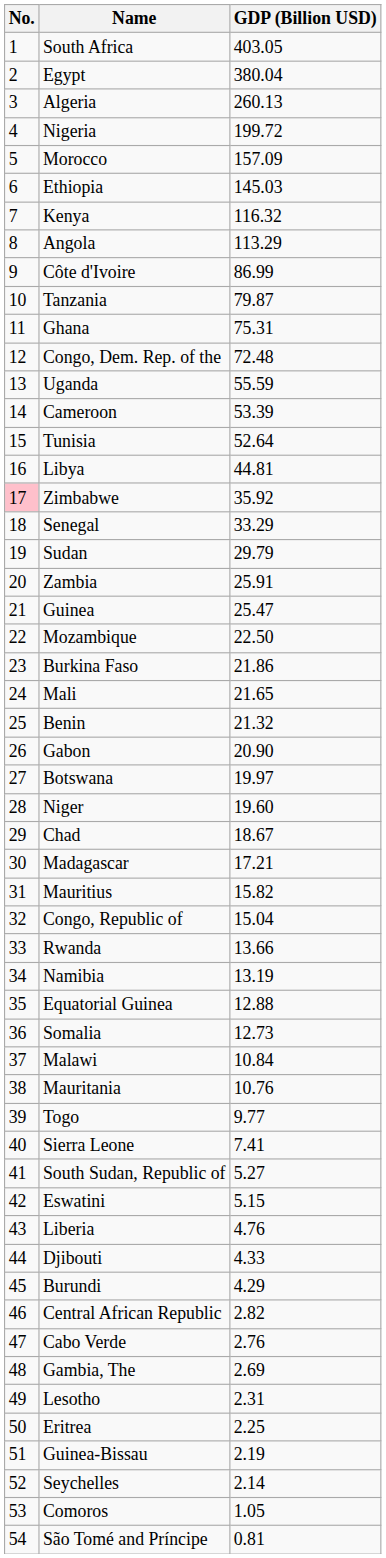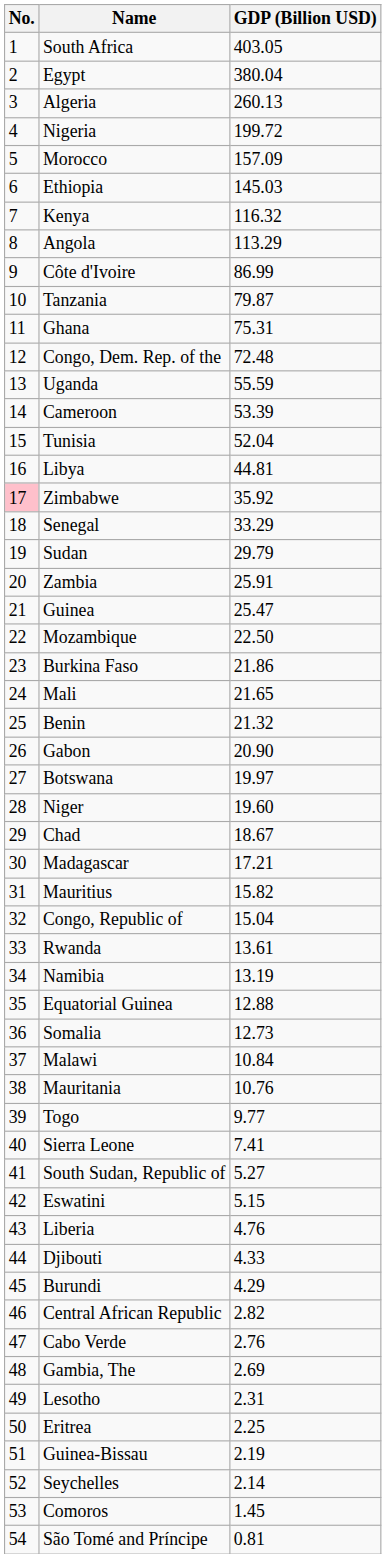(254, 441) 52.64 -> (254, 441) 52.04
(254, 948) 13.66 -> (254, 948) 13.61
(249, 1511) 1.05 -> (249, 1511) 1.45
